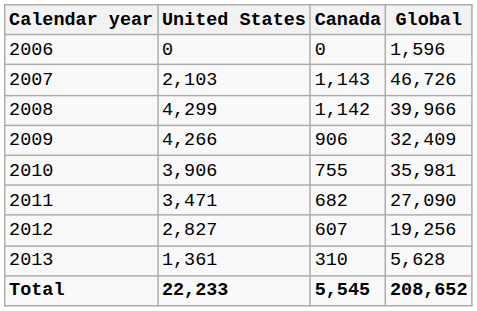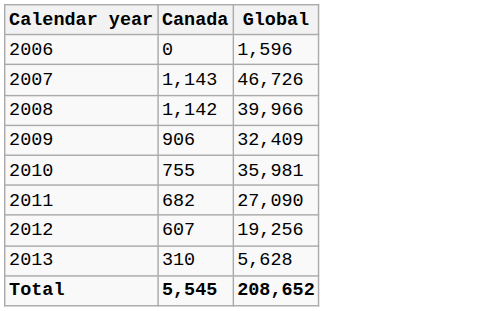- column: (234, 20)
